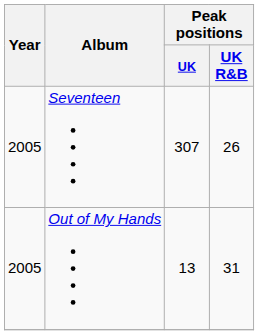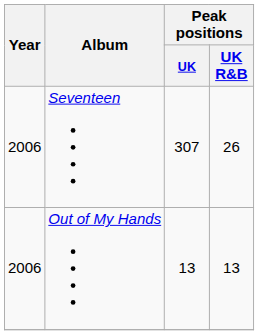(25, 146) 2005 -> (25, 146) 2006
(25, 268) 2005 -> (25, 268) 2006
(231, 268) 31 -> (231, 268) 13
